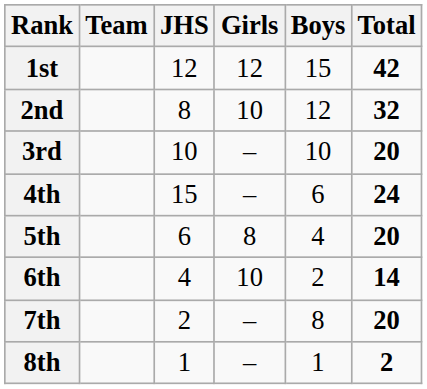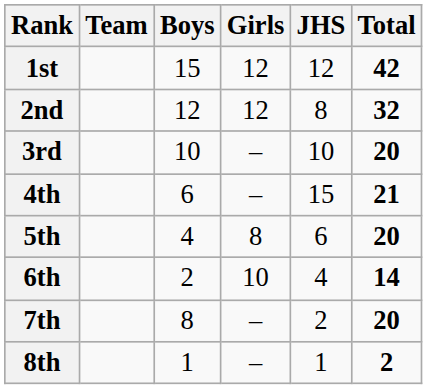columns swapped: (318, 25) <-> (184, 25)
(250, 109) 10 -> (256, 109) 12
(387, 194) 24 -> (387, 194) 21
